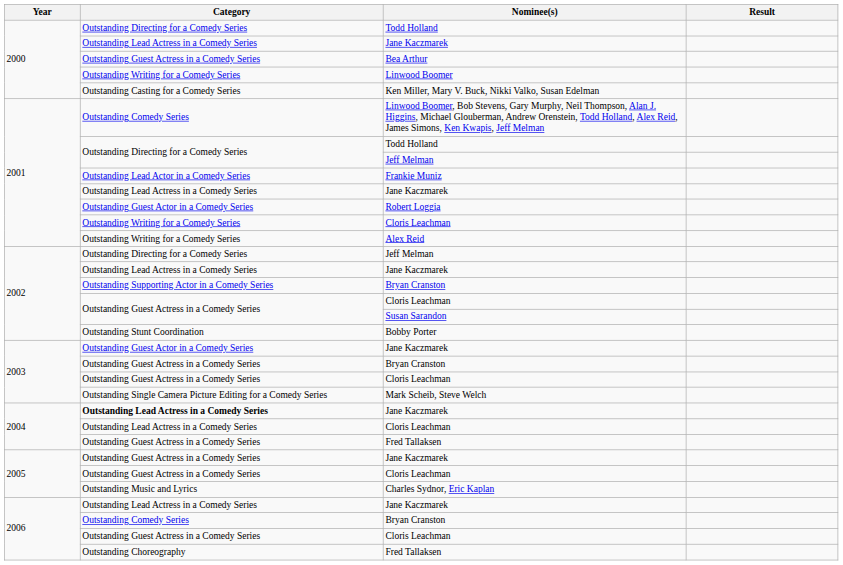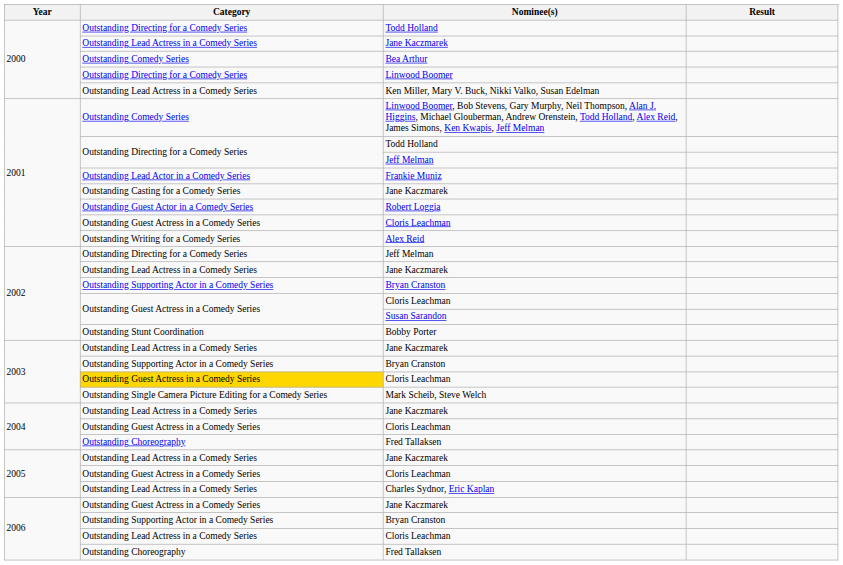(171, 59) Outstanding Guest Actress in a Comedy Series -> (136, 59) Outstanding Comedy Series
(161, 75) Outstanding Writing for a Comedy Series -> (165, 75) Outstanding Directing for a Comedy Series
(161, 91) Outstanding Casting for a Comedy Series -> (170, 91) Outstanding Lead Actress in a Comedy Series
(170, 191) Outstanding Lead Actress in a Comedy Series -> (161, 191) Outstanding Casting for a Comedy Series
(161, 223) Outstanding Writing for a Comedy Series -> (171, 223) Outstanding Guest Actress in a Comedy Series
(168, 348) Outstanding Guest Actor in a Comedy Series -> (170, 348) Outstanding Lead Actress in a Comedy Series
(171, 364) Outstanding Guest Actress in a Comedy Series -> (178, 364) Outstanding Supporting Actor in a Comedy Series
(171, 380) no background -> (171, 380) gold background
(175, 411) bold -> (170, 411) normal
(170, 427) Outstanding Lead Actress in a Comedy Series -> (171, 427) Outstanding Guest Actress in a Comedy Series
(171, 442) Outstanding Guest Actress in a Comedy Series -> (134, 442) Outstanding Choreography
(171, 458) Outstanding Guest Actress in a Comedy Series -> (170, 458) Outstanding Lead Actress in a Comedy Series
(140, 489) Outstanding Music and Lyrics -> (170, 489) Outstanding Lead Actress in a Comedy Series
(170, 505) Outstanding Lead Actress in a Comedy Series -> (171, 505) Outstanding Guest Actress in a Comedy Series
(136, 521) Outstanding Comedy Series -> (178, 521) Outstanding Supporting Actor in a Comedy Series
(171, 536) Outstanding Guest Actress in a Comedy Series -> (170, 536) Outstanding Lead Actress in a Comedy Series
